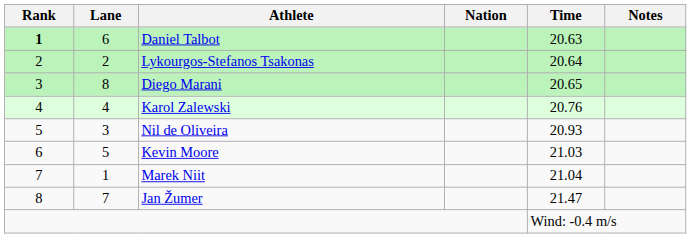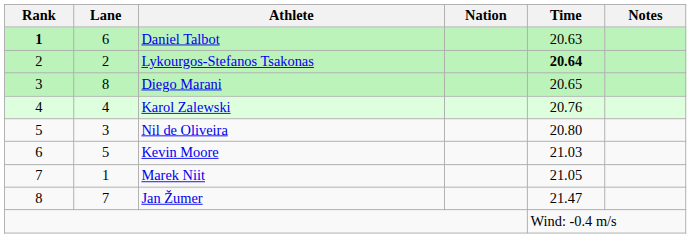(566, 61) normal -> (566, 61) bold
(566, 130) 20.93 -> (566, 130) 20.80
(566, 175) 21.04 -> (566, 175) 21.05
